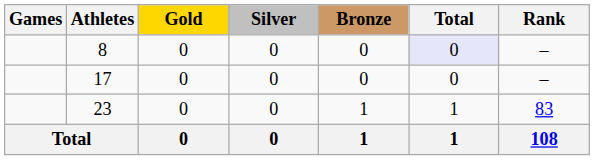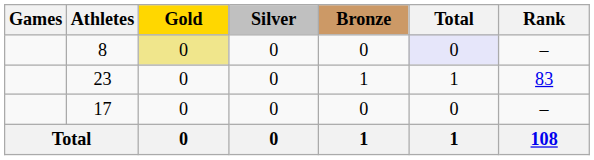(184, 49) no background -> (184, 49) khaki background
rows swapped: (103, 79) <-> (103, 109)
